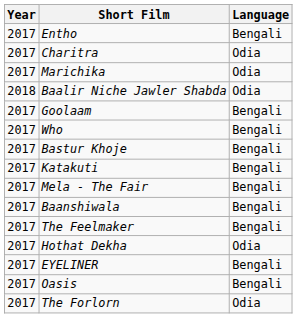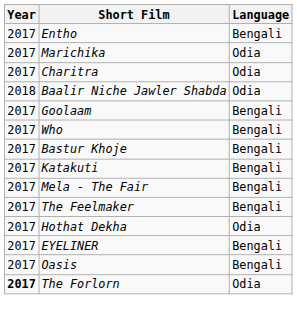rows swapped: (73, 72) <-> (70, 53)
- row: (81, 207)
(22, 303) normal -> (22, 284) bold
